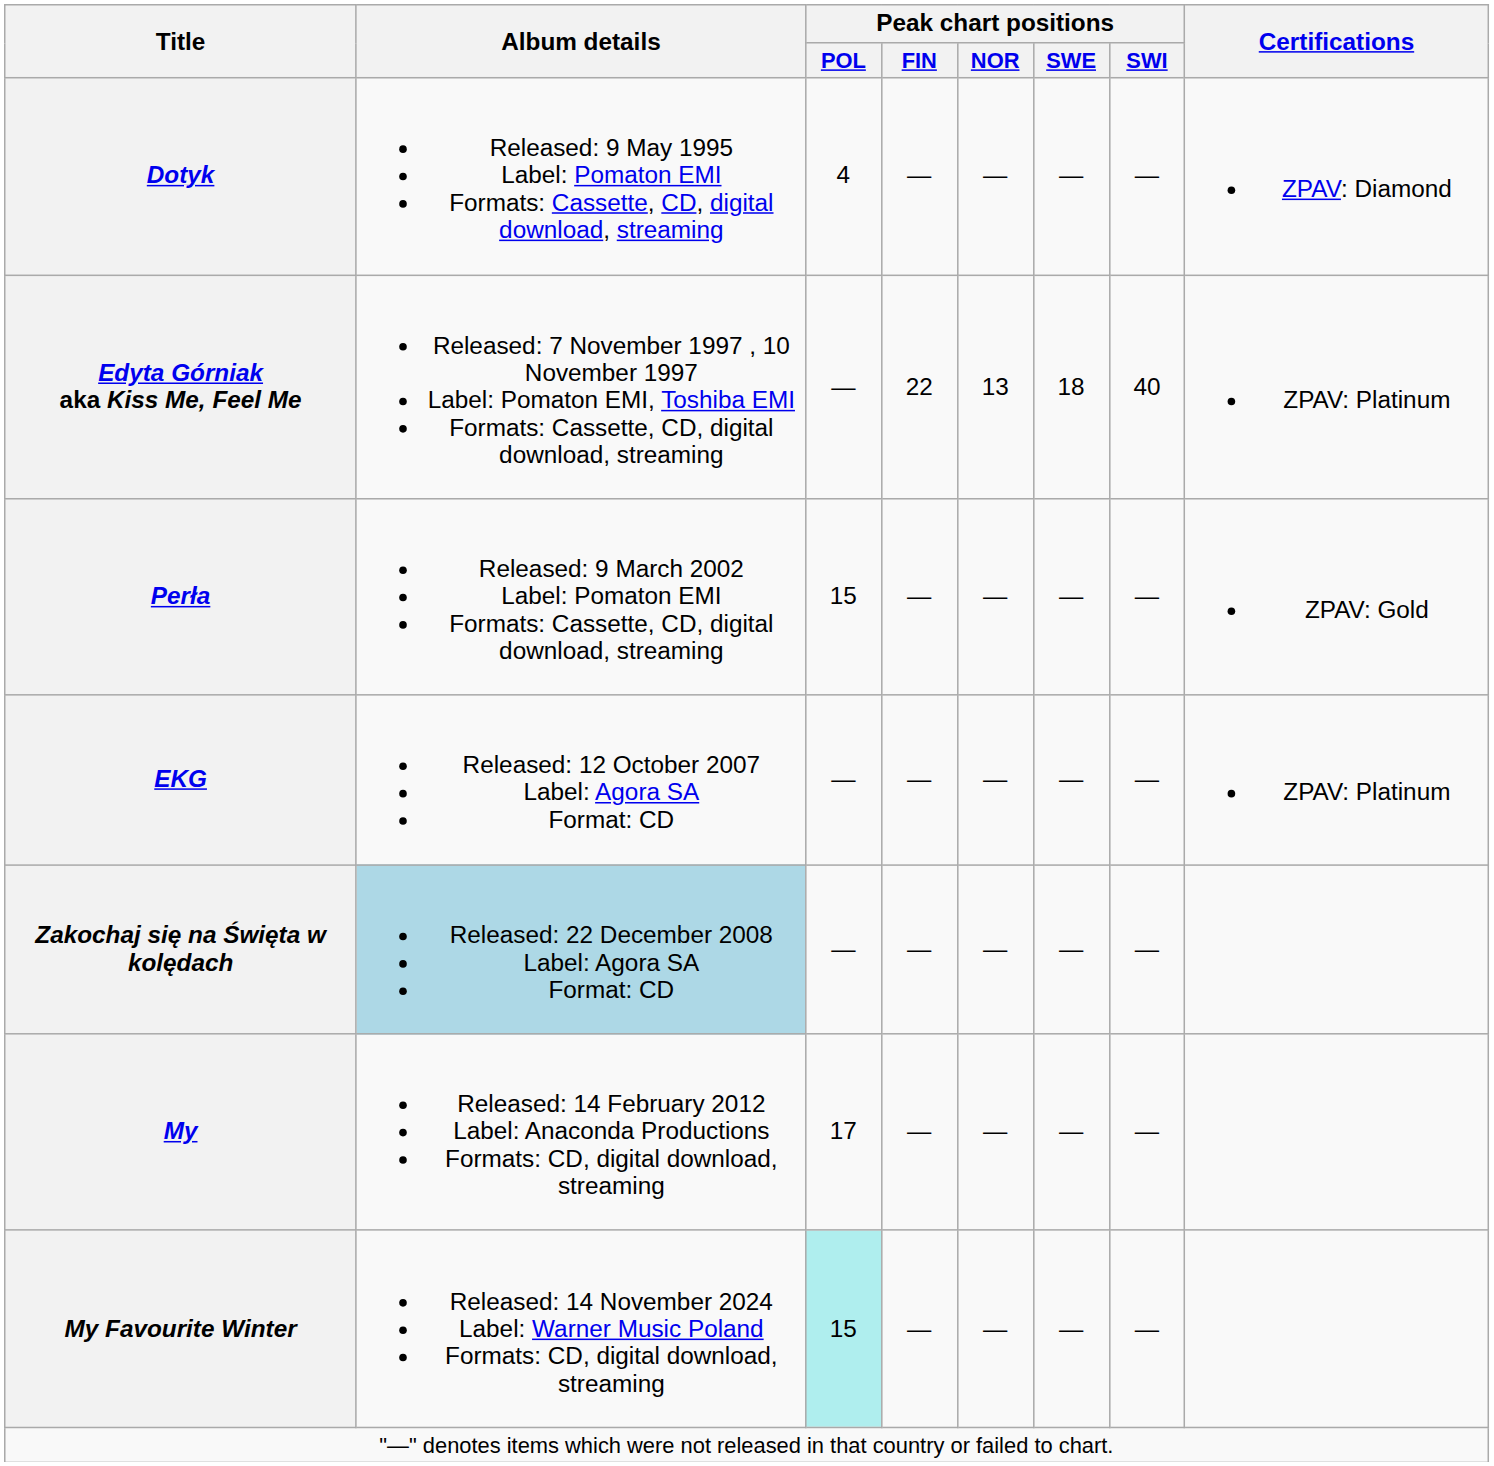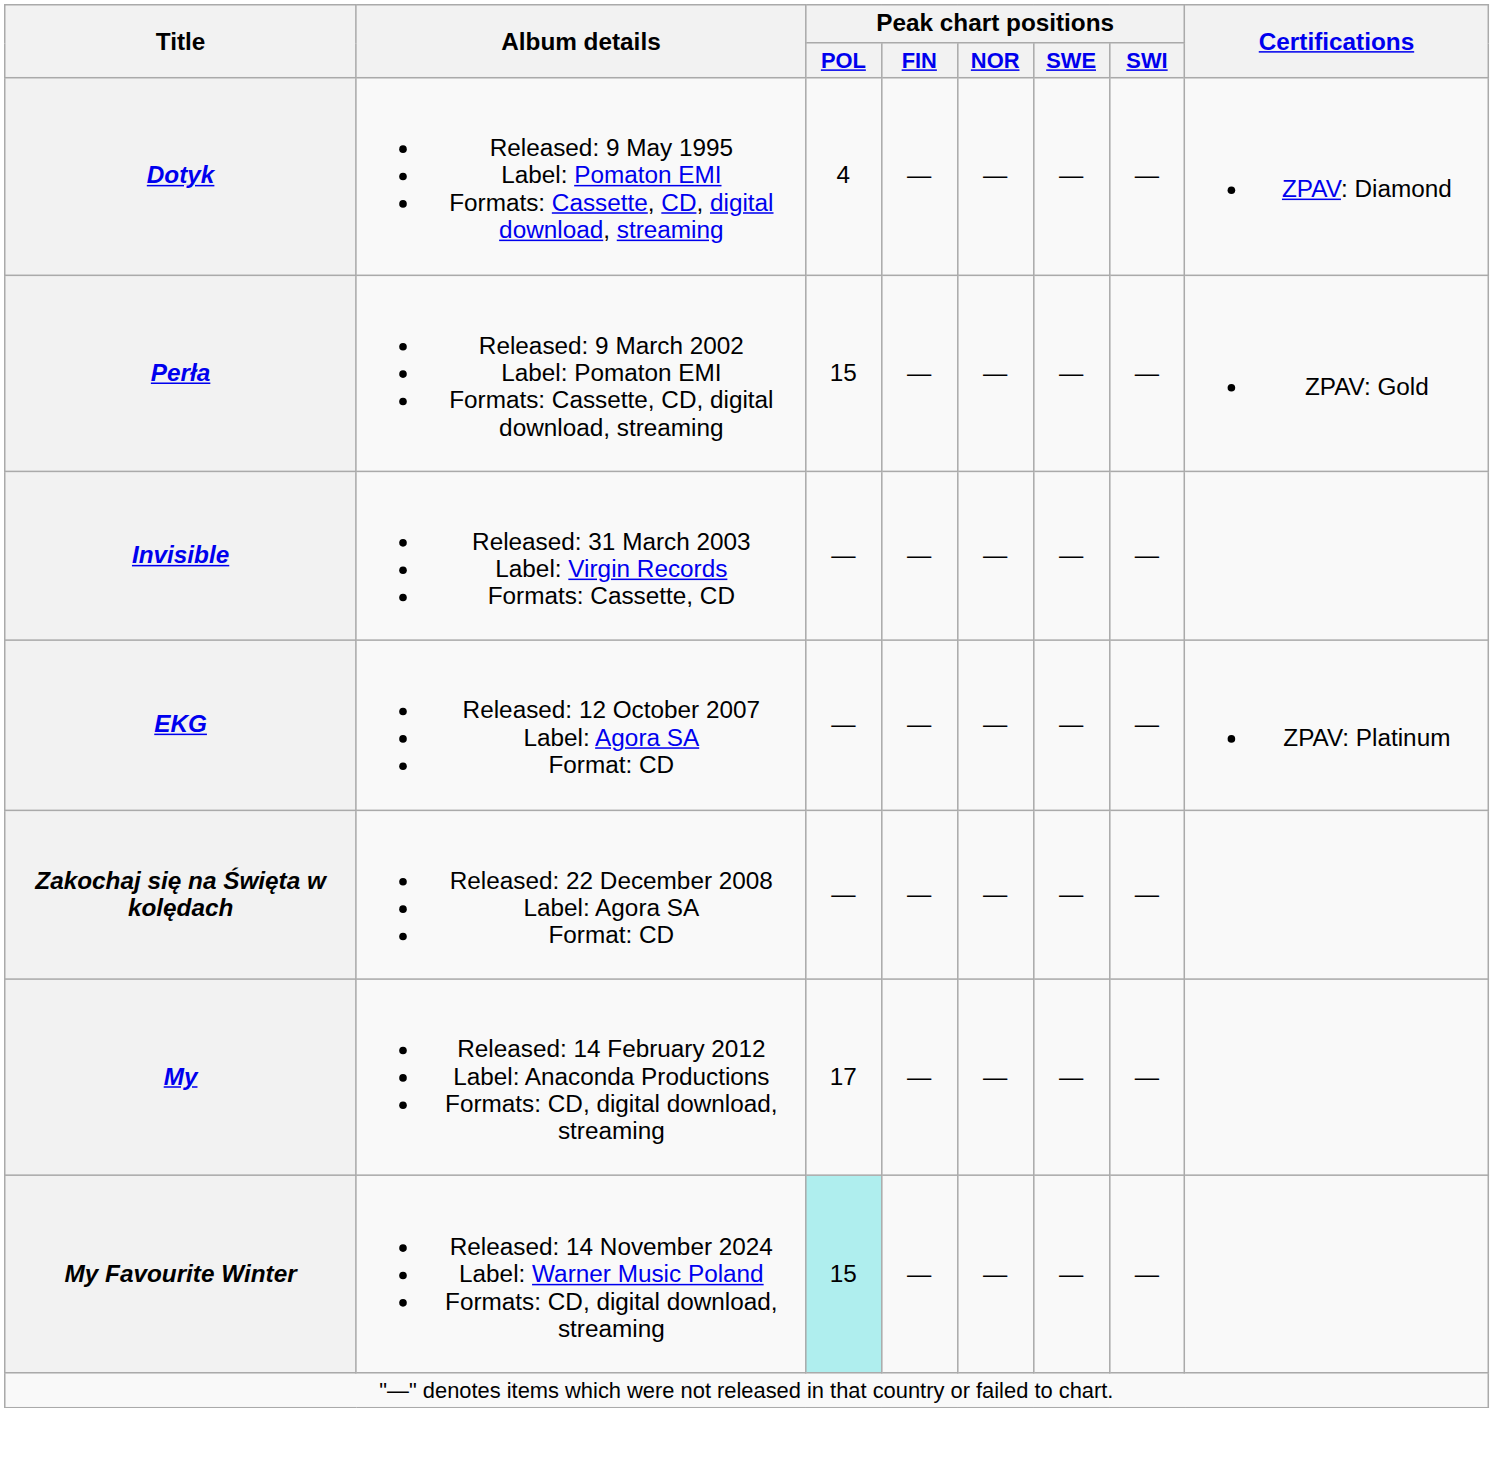- row: (181, 386)
+ row: (181, 555)
(581, 963) lightblue background -> (581, 908) no background
